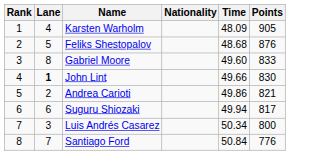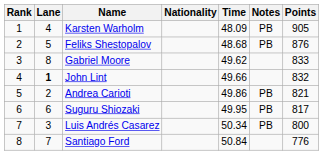+ column: (266, 12)
(234, 61) 49.60 -> (234, 61) 49.62
(267, 77) 830 -> (301, 77) 832
(234, 110) 49.94 -> (234, 110) 49.95
